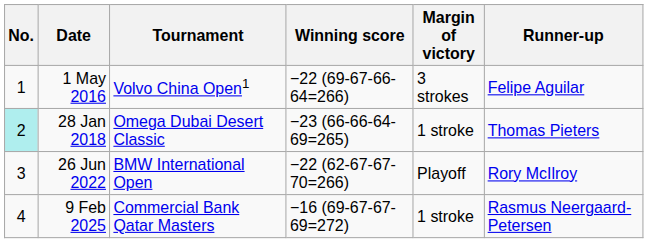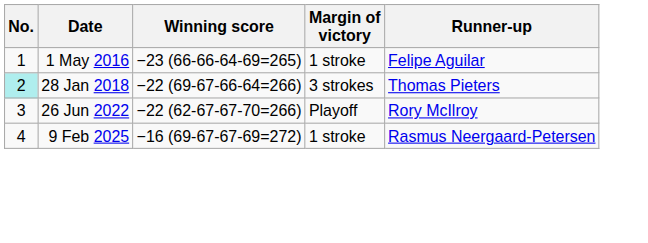- column: (198, 35)
(343, 87) −22 (69-67-66-64=266) -> (219, 60) −23 (66-66-64-69=265)
(443, 87) 3 strokes -> (337, 60) 1 stroke
(343, 130) −23 (66-66-64-69=265) -> (219, 86) −22 (69-67-66-64=266)
(445, 130) 1 stroke -> (341, 86) 3 strokes
